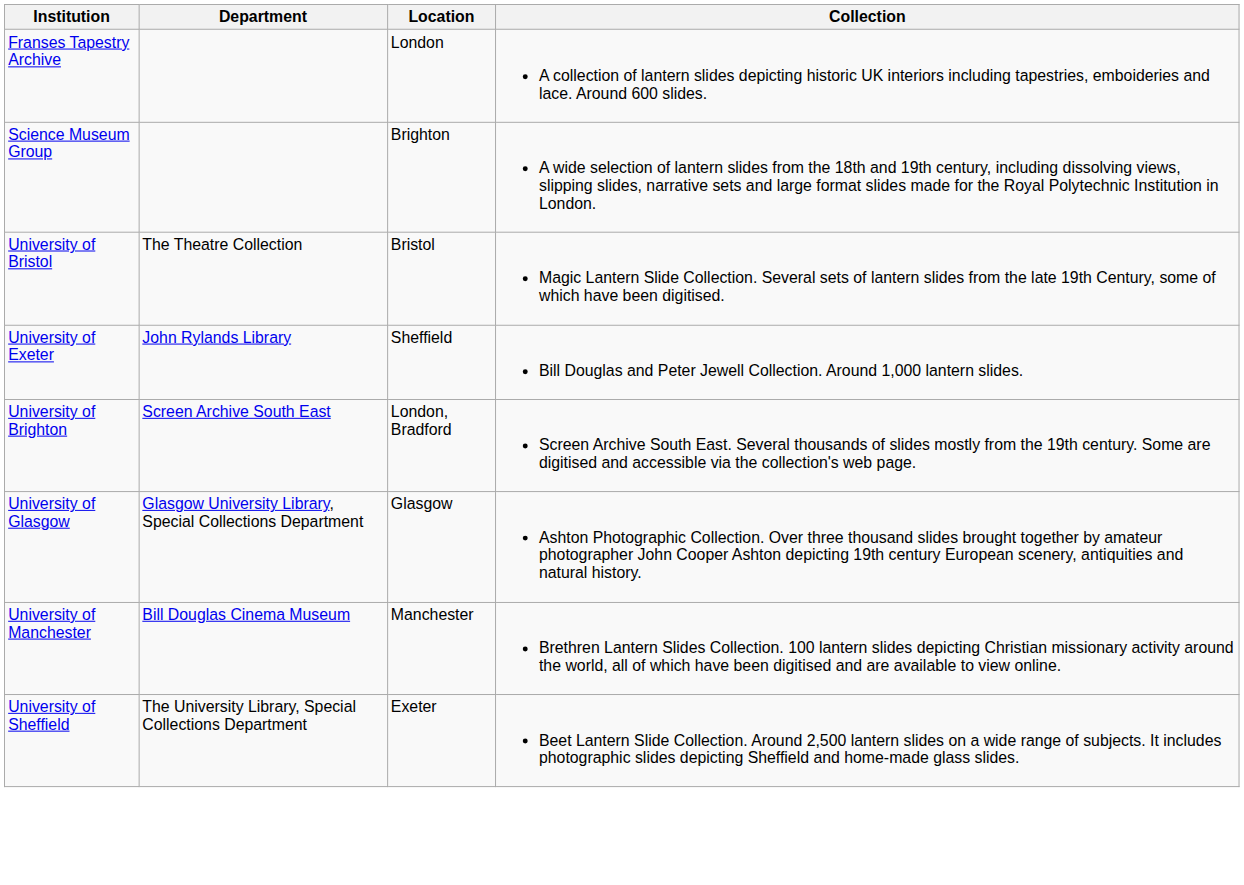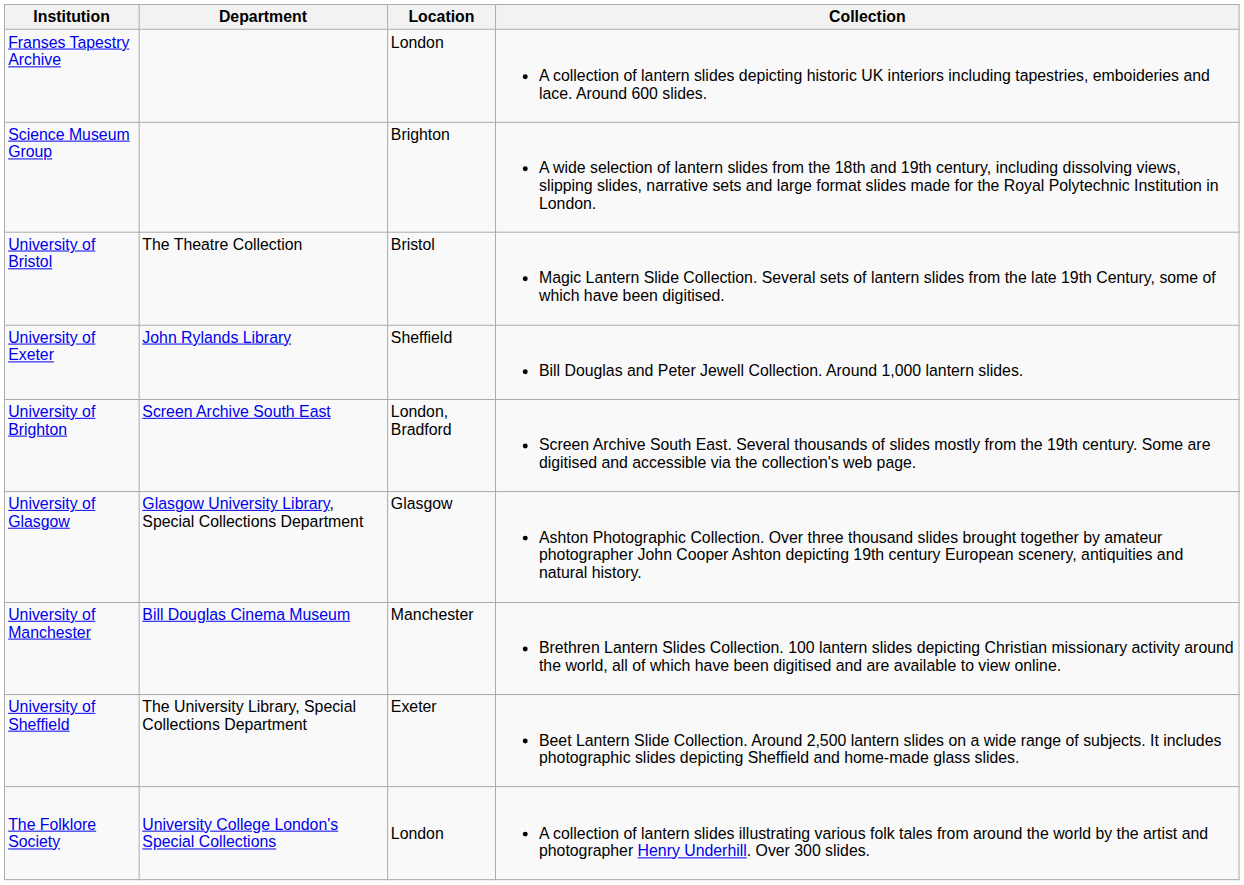+ row: (52, 833)
